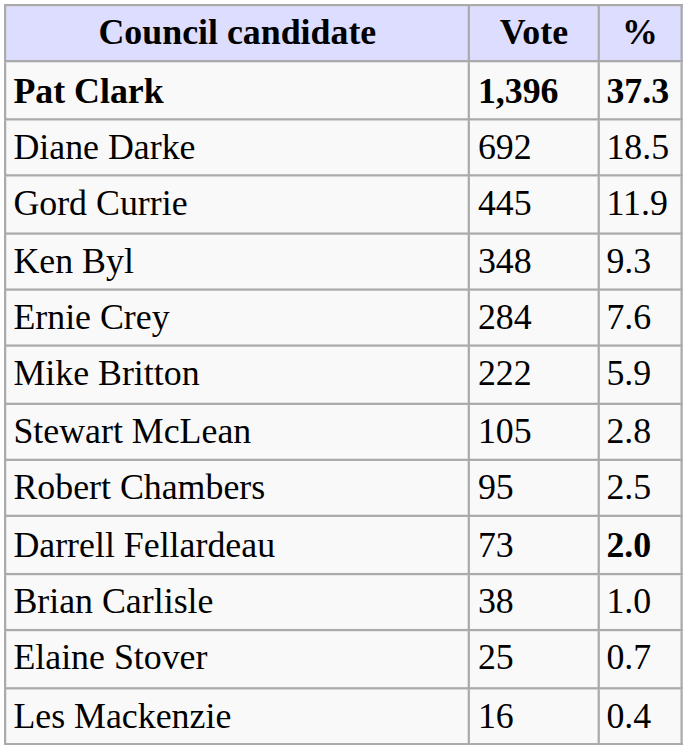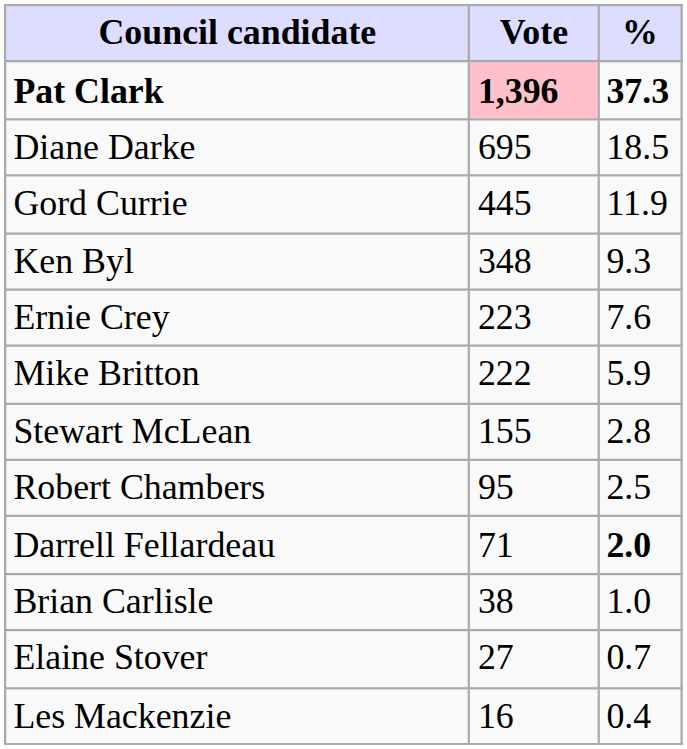(518, 89) no background -> (518, 89) pink background
(505, 146) 692 -> (505, 146) 695
(505, 317) 284 -> (505, 317) 223
(505, 430) 105 -> (505, 430) 155
(496, 544) 73 -> (496, 544) 71
(496, 658) 25 -> (496, 658) 27
